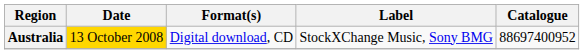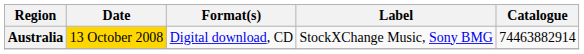(538, 37) 88697400952 -> (538, 37) 74463882914
